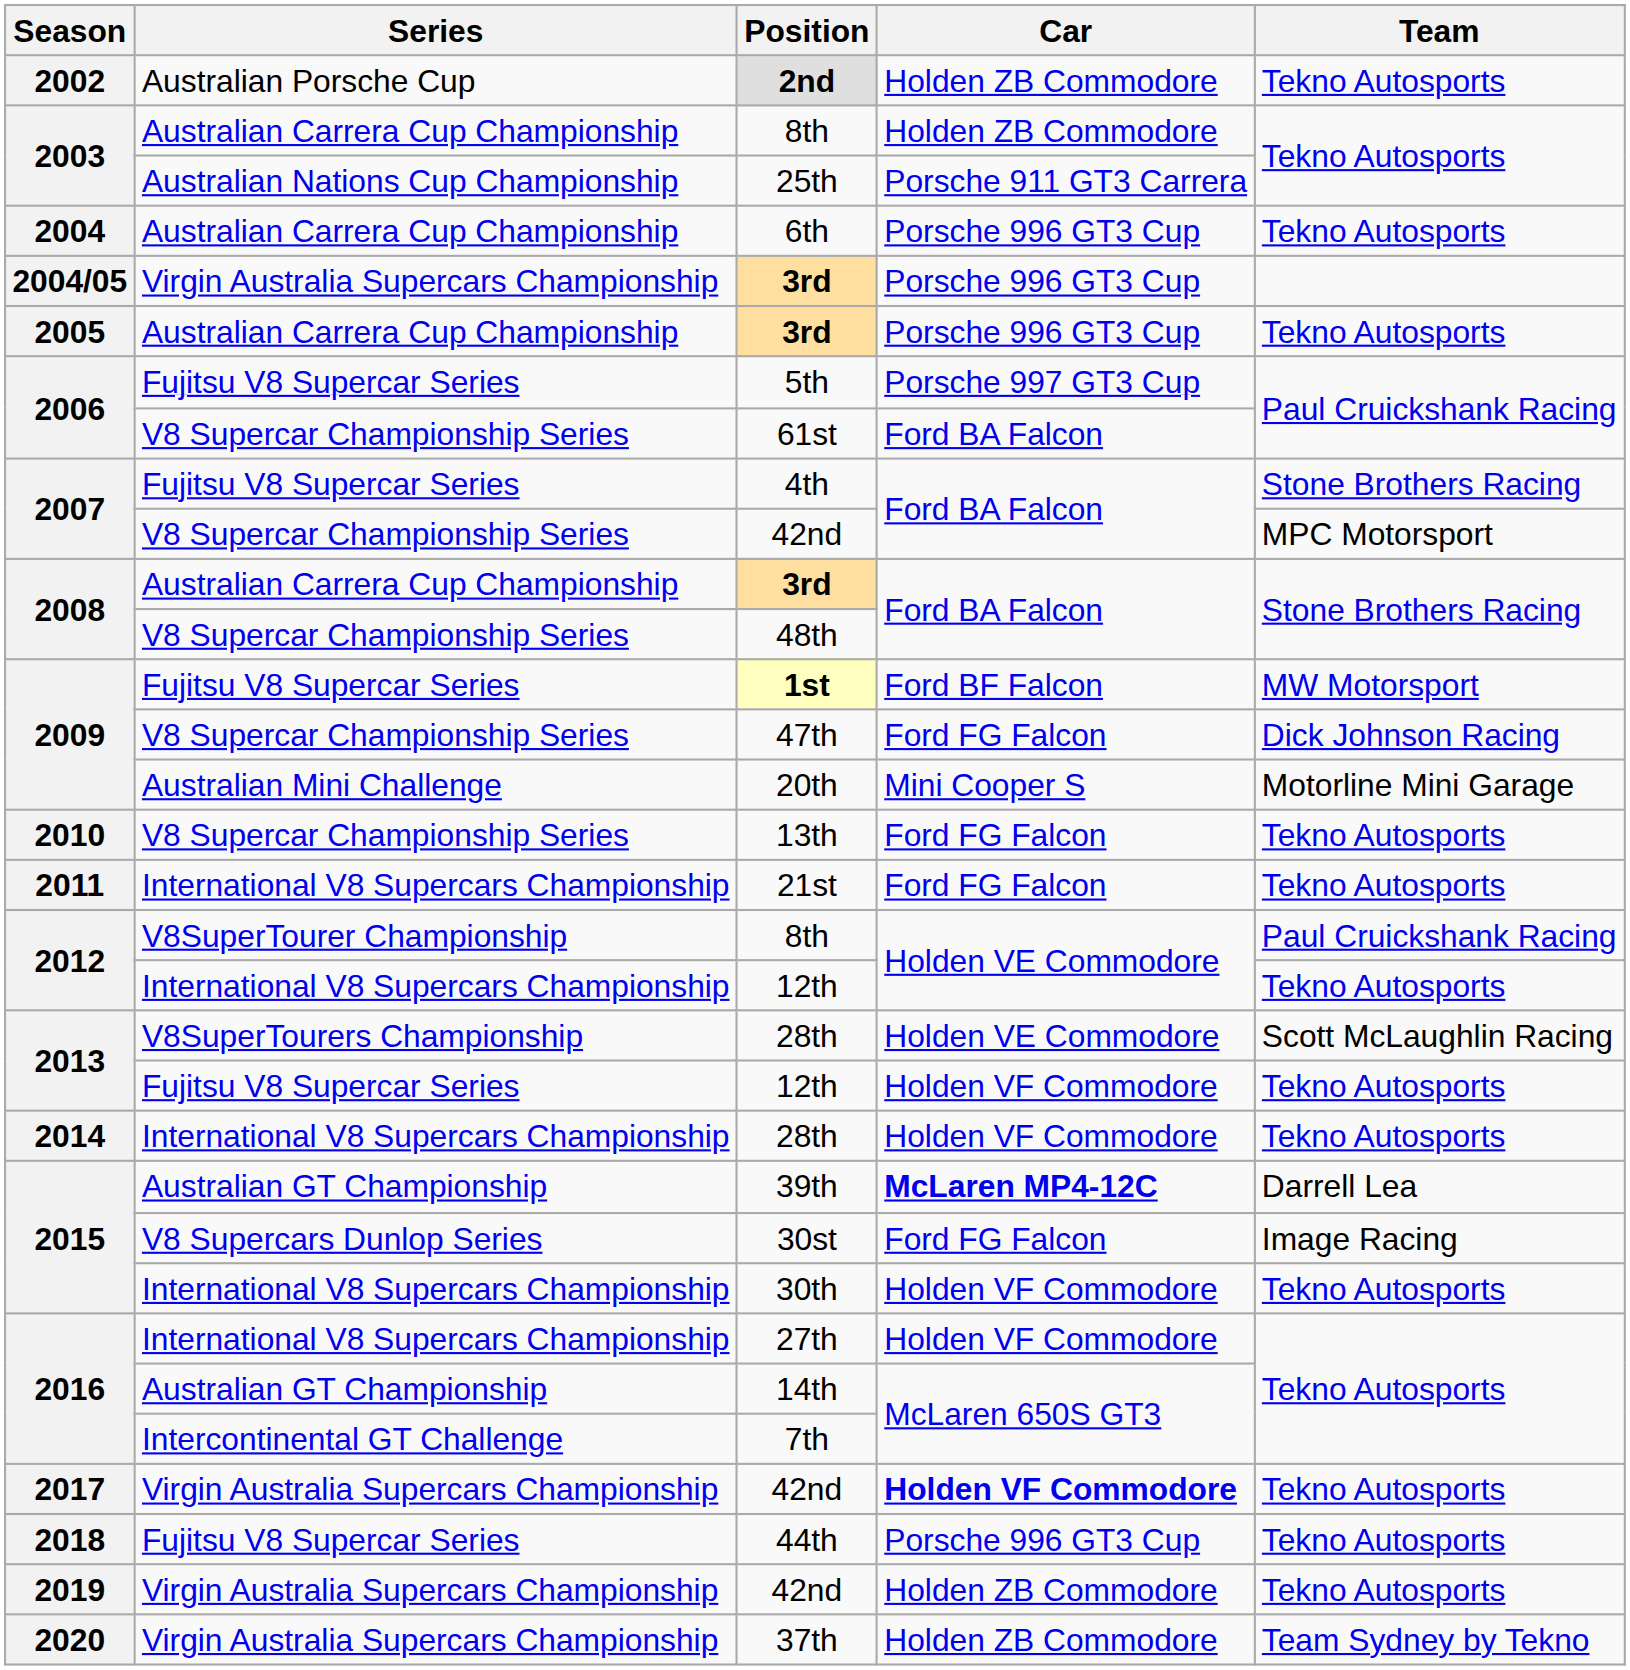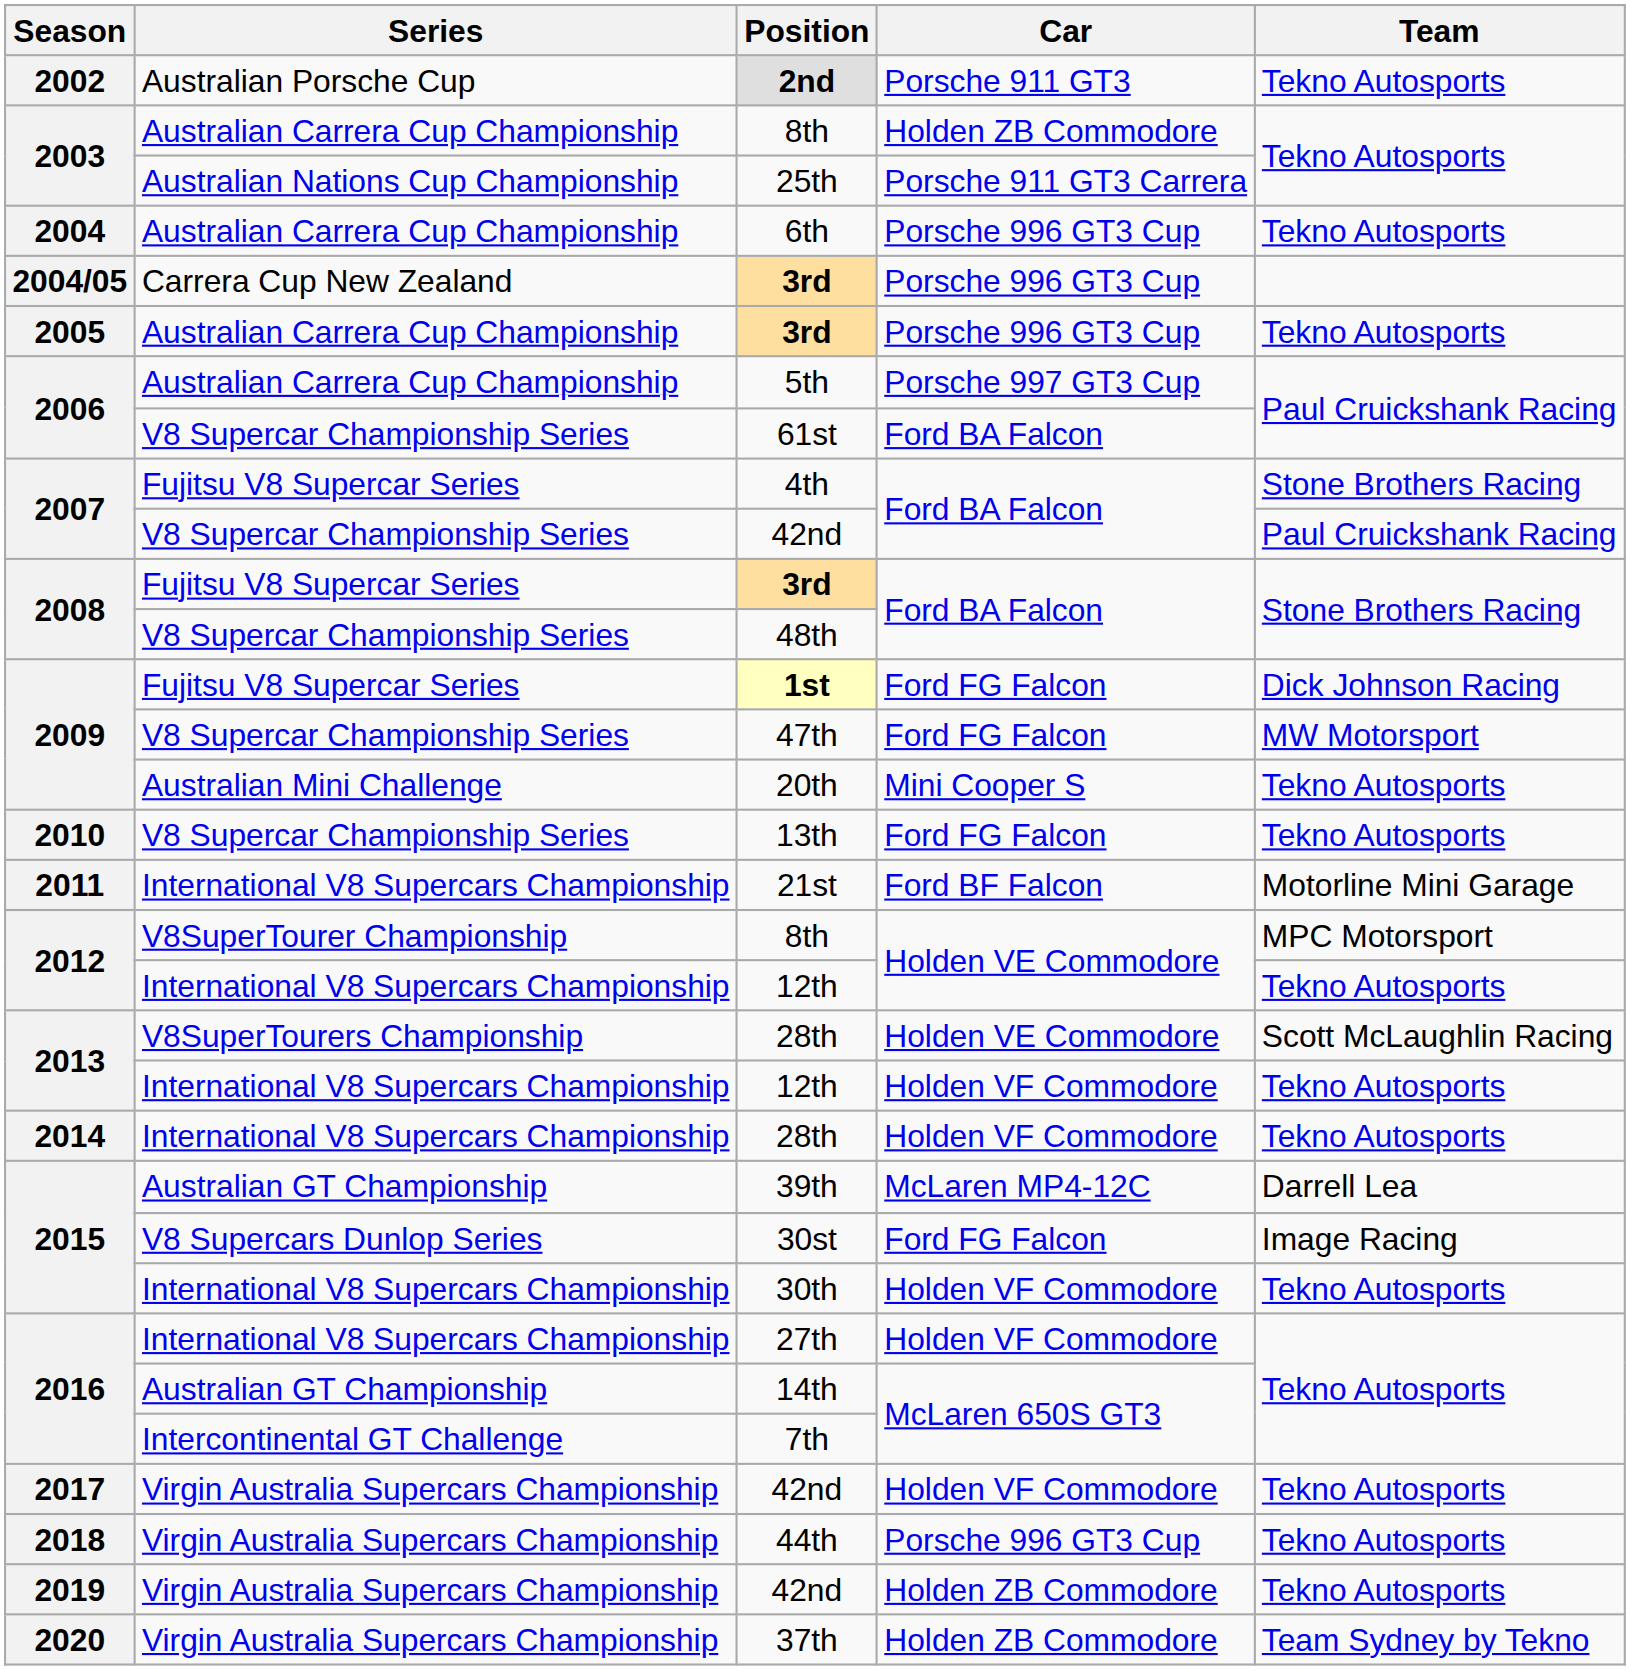(1051, 81) Holden ZB Commodore -> (1007, 81) Porsche 911 GT3
(430, 282) Virgin Australia Supercars Championship -> (327, 282) Carrera Cup New Zealand
(331, 382) Fujitsu V8 Supercar Series -> (410, 382) Australian Carrera Cup Championship
(1377, 533) MPC Motorsport -> (1439, 533) Paul Cruickshank Racing
(410, 584) Australian Carrera Cup Championship -> (331, 584) Fujitsu V8 Supercar Series
(994, 684) Ford BF Falcon -> (995, 684) Ford FG Falcon
(1370, 684) MW Motorsport -> (1411, 684) Dick Johnson Racing
(1411, 734) Dick Johnson Racing -> (1370, 734) MW Motorsport
(1418, 785) Motorline Mini Garage -> (1384, 785) Tekno Autosports
(995, 885) Ford FG Falcon -> (994, 885) Ford BF Falcon
(1384, 885) Tekno Autosports -> (1418, 885) Motorline Mini Garage
(1439, 936) Paul Cruickshank Racing -> (1377, 936) MPC Motorsport
(331, 1086) Fujitsu V8 Supercar Series -> (436, 1086) International V8 Supercars Championship
(1021, 1187) bold -> (1017, 1187) normal
(1061, 1489) bold -> (1051, 1489) normal
(331, 1539) Fujitsu V8 Supercar Series -> (430, 1539) Virgin Australia Supercars Championship
